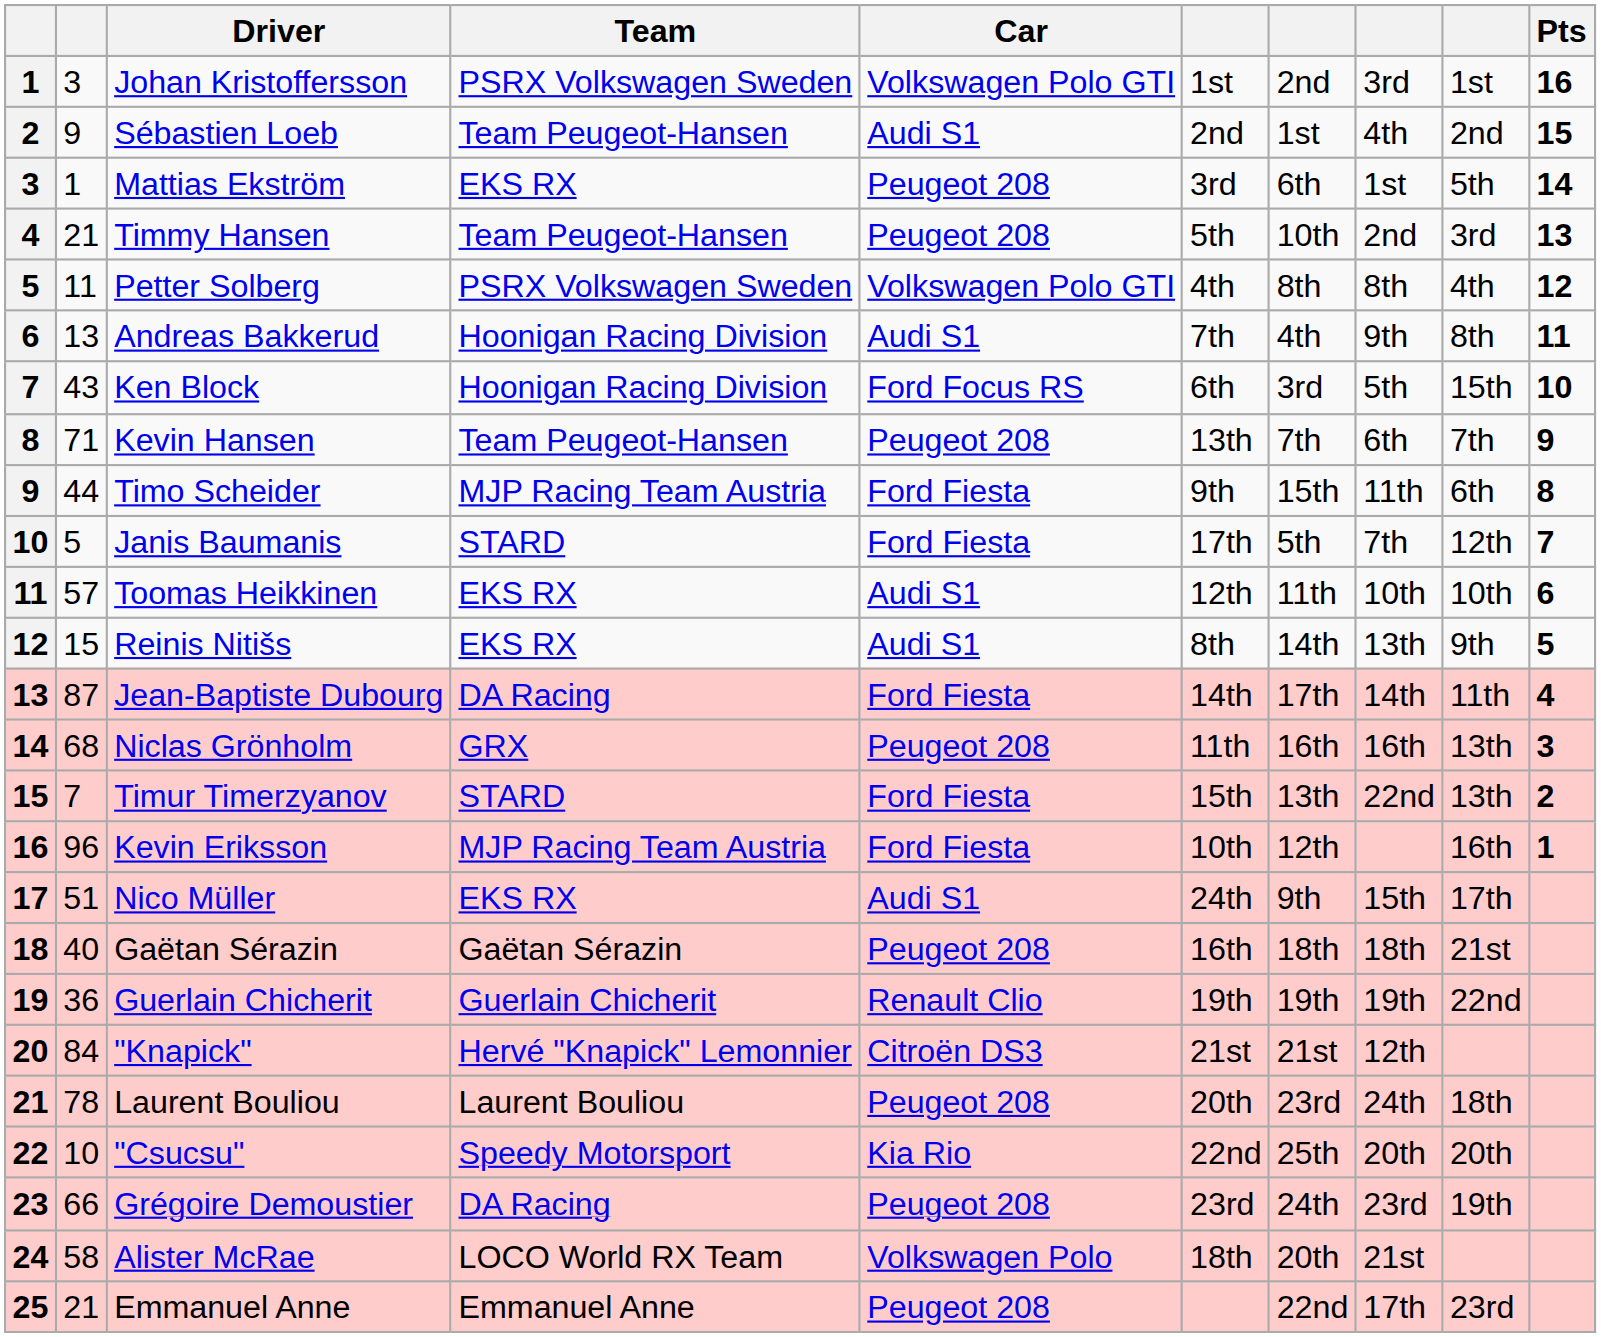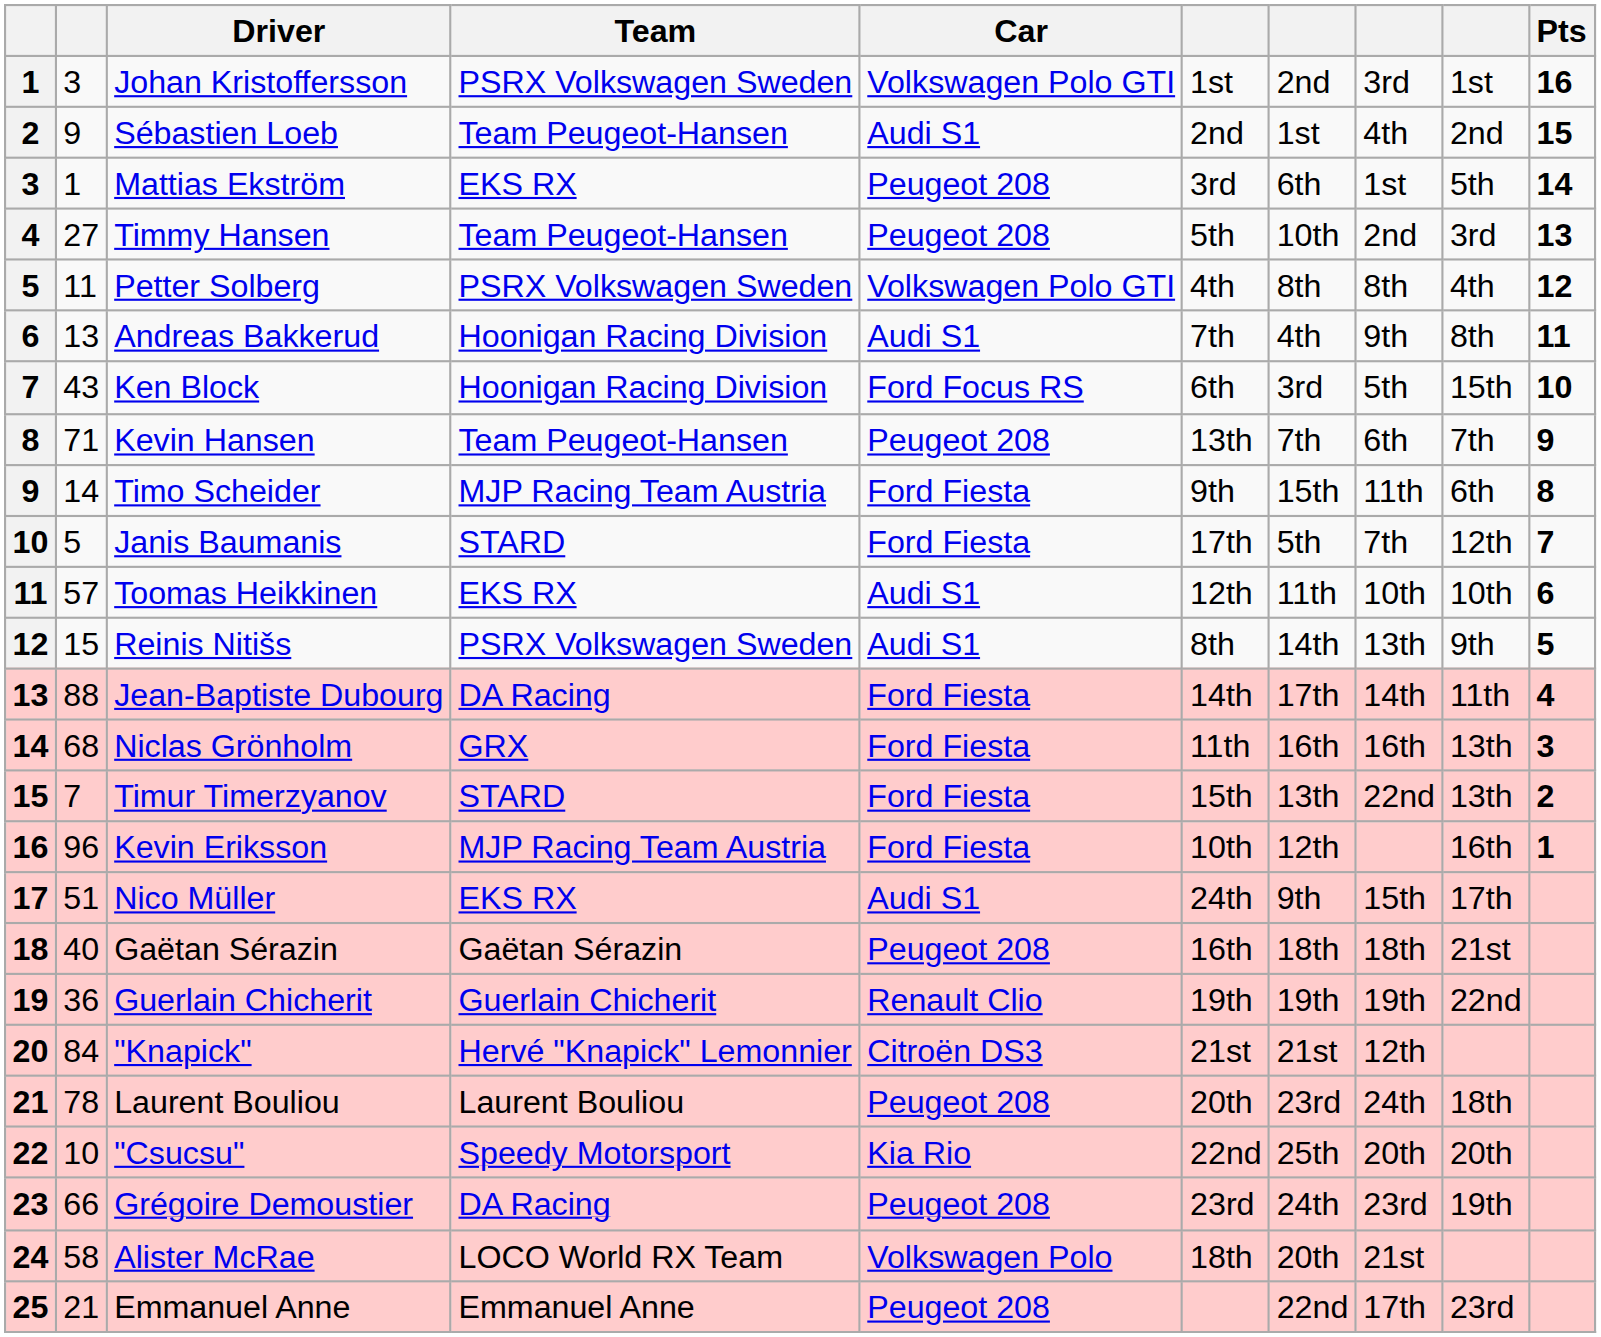(81, 235) 21 -> (81, 235) 27
(81, 490) 44 -> (81, 490) 14
(518, 643) EKS RX -> (655, 643) PSRX Volkswagen Sweden
(81, 694) 87 -> (81, 694) 88
(959, 745) Peugeot 208 -> (949, 745) Ford Fiesta
